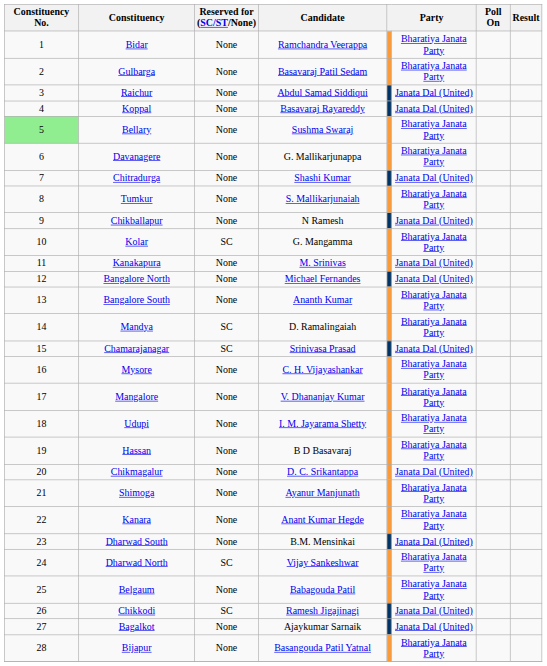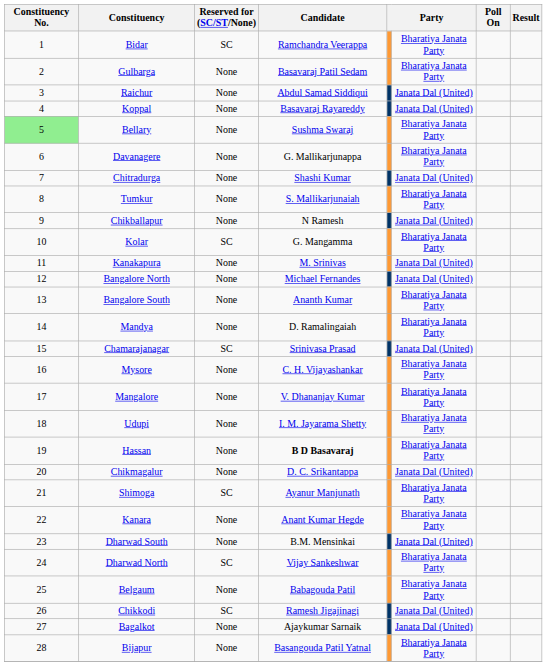(227, 44) None -> (227, 44) SC
(227, 327) SC -> (227, 327) None
(323, 450) normal -> (323, 450) bold
(227, 493) None -> (227, 493) SC
